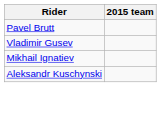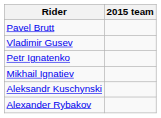+ row: (38, 58)
+ row: (49, 105)
